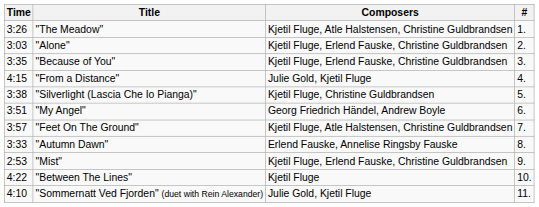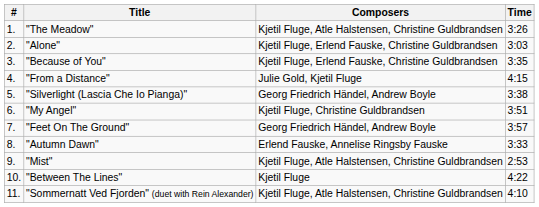columns swapped: (524, 12) <-> (19, 12)
(351, 95) Kjetil Fluge, Christine Guldbrandsen -> (347, 95) Georg Friedrich Händel, Andrew Boyle
(357, 111) Georg Friedrich Händel, Andrew Boyle -> (342, 111) Kjetil Fluge, Christine Guldbrandsen
(390, 128) Kjetil Fluge, Atle Halstensen, Christine Guldbrandsen -> (347, 128) Georg Friedrich Händel, Andrew Boyle
(388, 161) Kjetil Fluge, Erlend Fauske, Christine Guldbrandsen -> (381, 161) Kjetil Fluge, Atle Halstensen, Christine Guldbrandsen
(320, 194) Julie Gold, Kjetil Fluge -> (381, 194) Kjetil Fluge, Atle Halstensen, Christine Guldbrandsen
